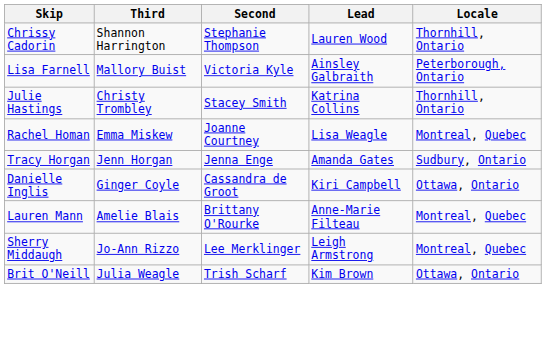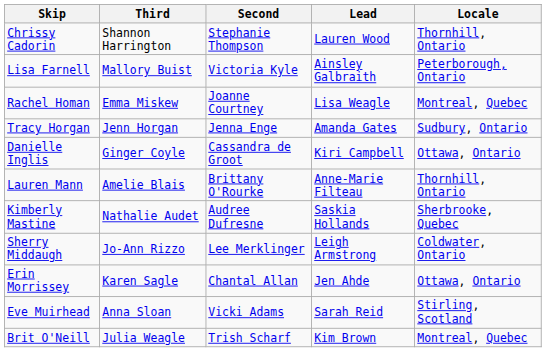- row: (35, 103)
(471, 217) Montreal, Quebec -> (452, 185) Thornhill, Ontario
+ row: (35, 217)
(471, 249) Montreal, Quebec -> (452, 249) Coldwater, Ontario
+ row: (38, 281)
+ row: (48, 312)
(468, 274) Ottawa, Ontario -> (472, 338) Montreal, Quebec
